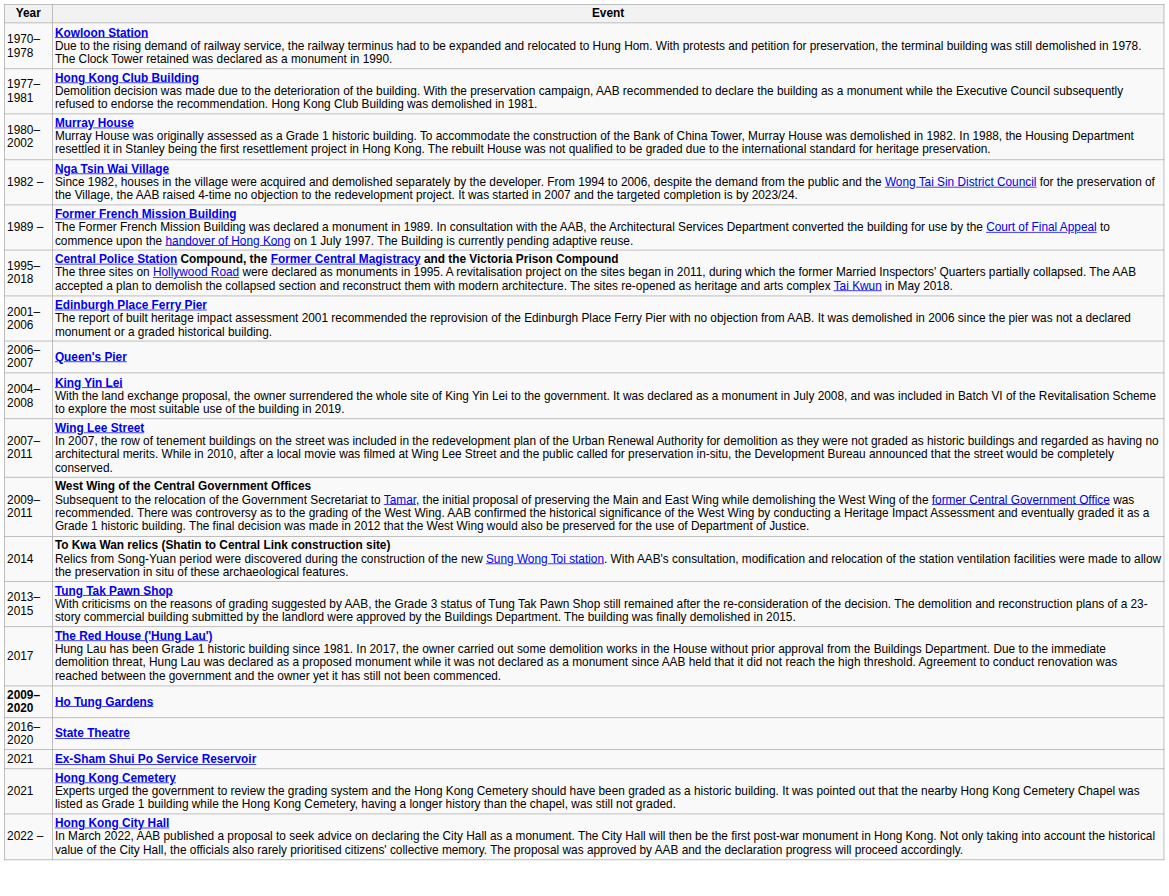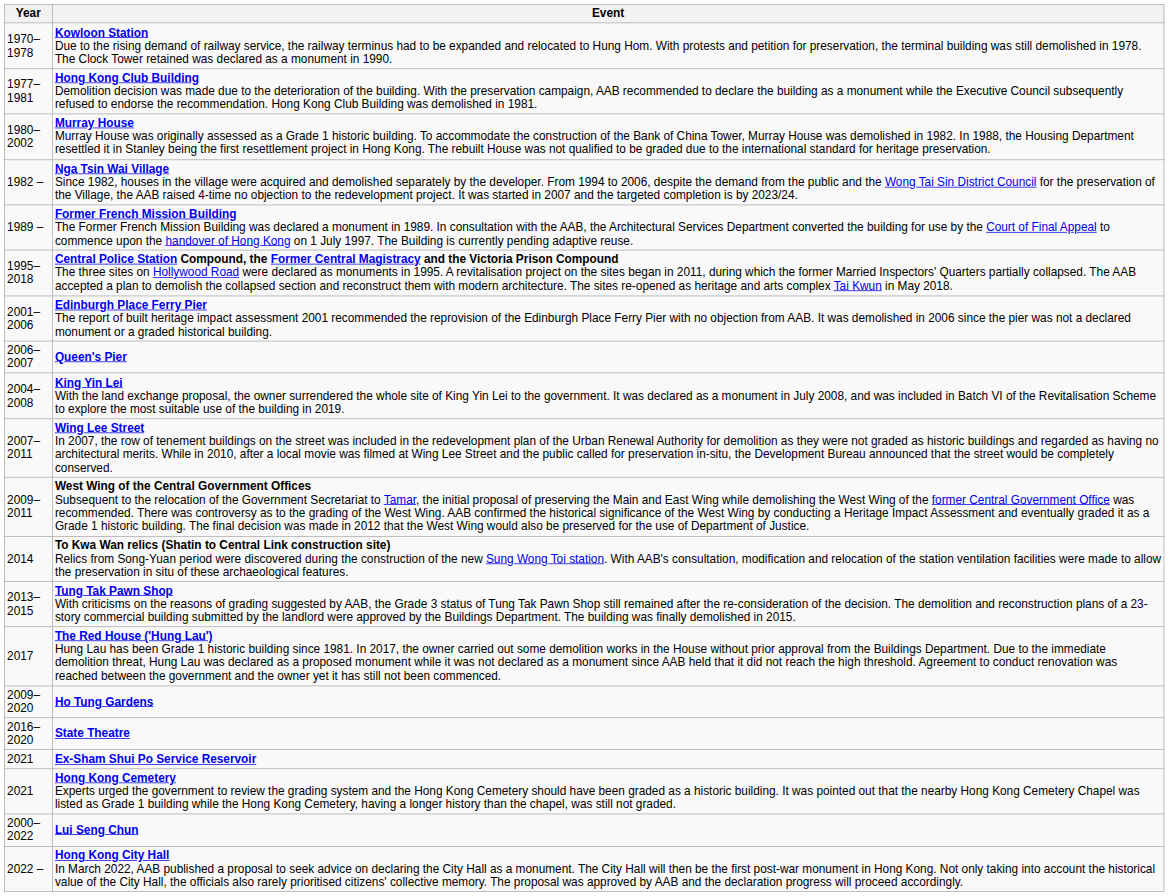(24, 701) bold -> (24, 701) normal
+ row: (97, 830)
